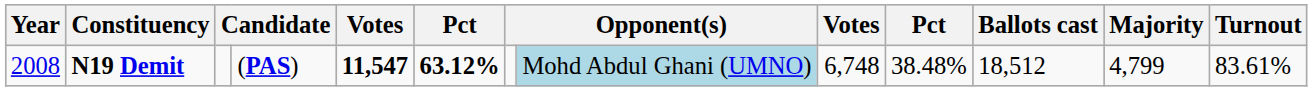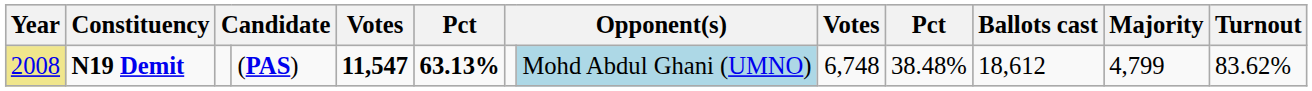(35, 65) no background -> (35, 65) khaki background
(460, 65) 63.12% -> (460, 65) 63.13%
(1012, 65) 18,512 -> (1012, 65) 18,612
(1253, 65) 83.61% -> (1253, 65) 83.62%
